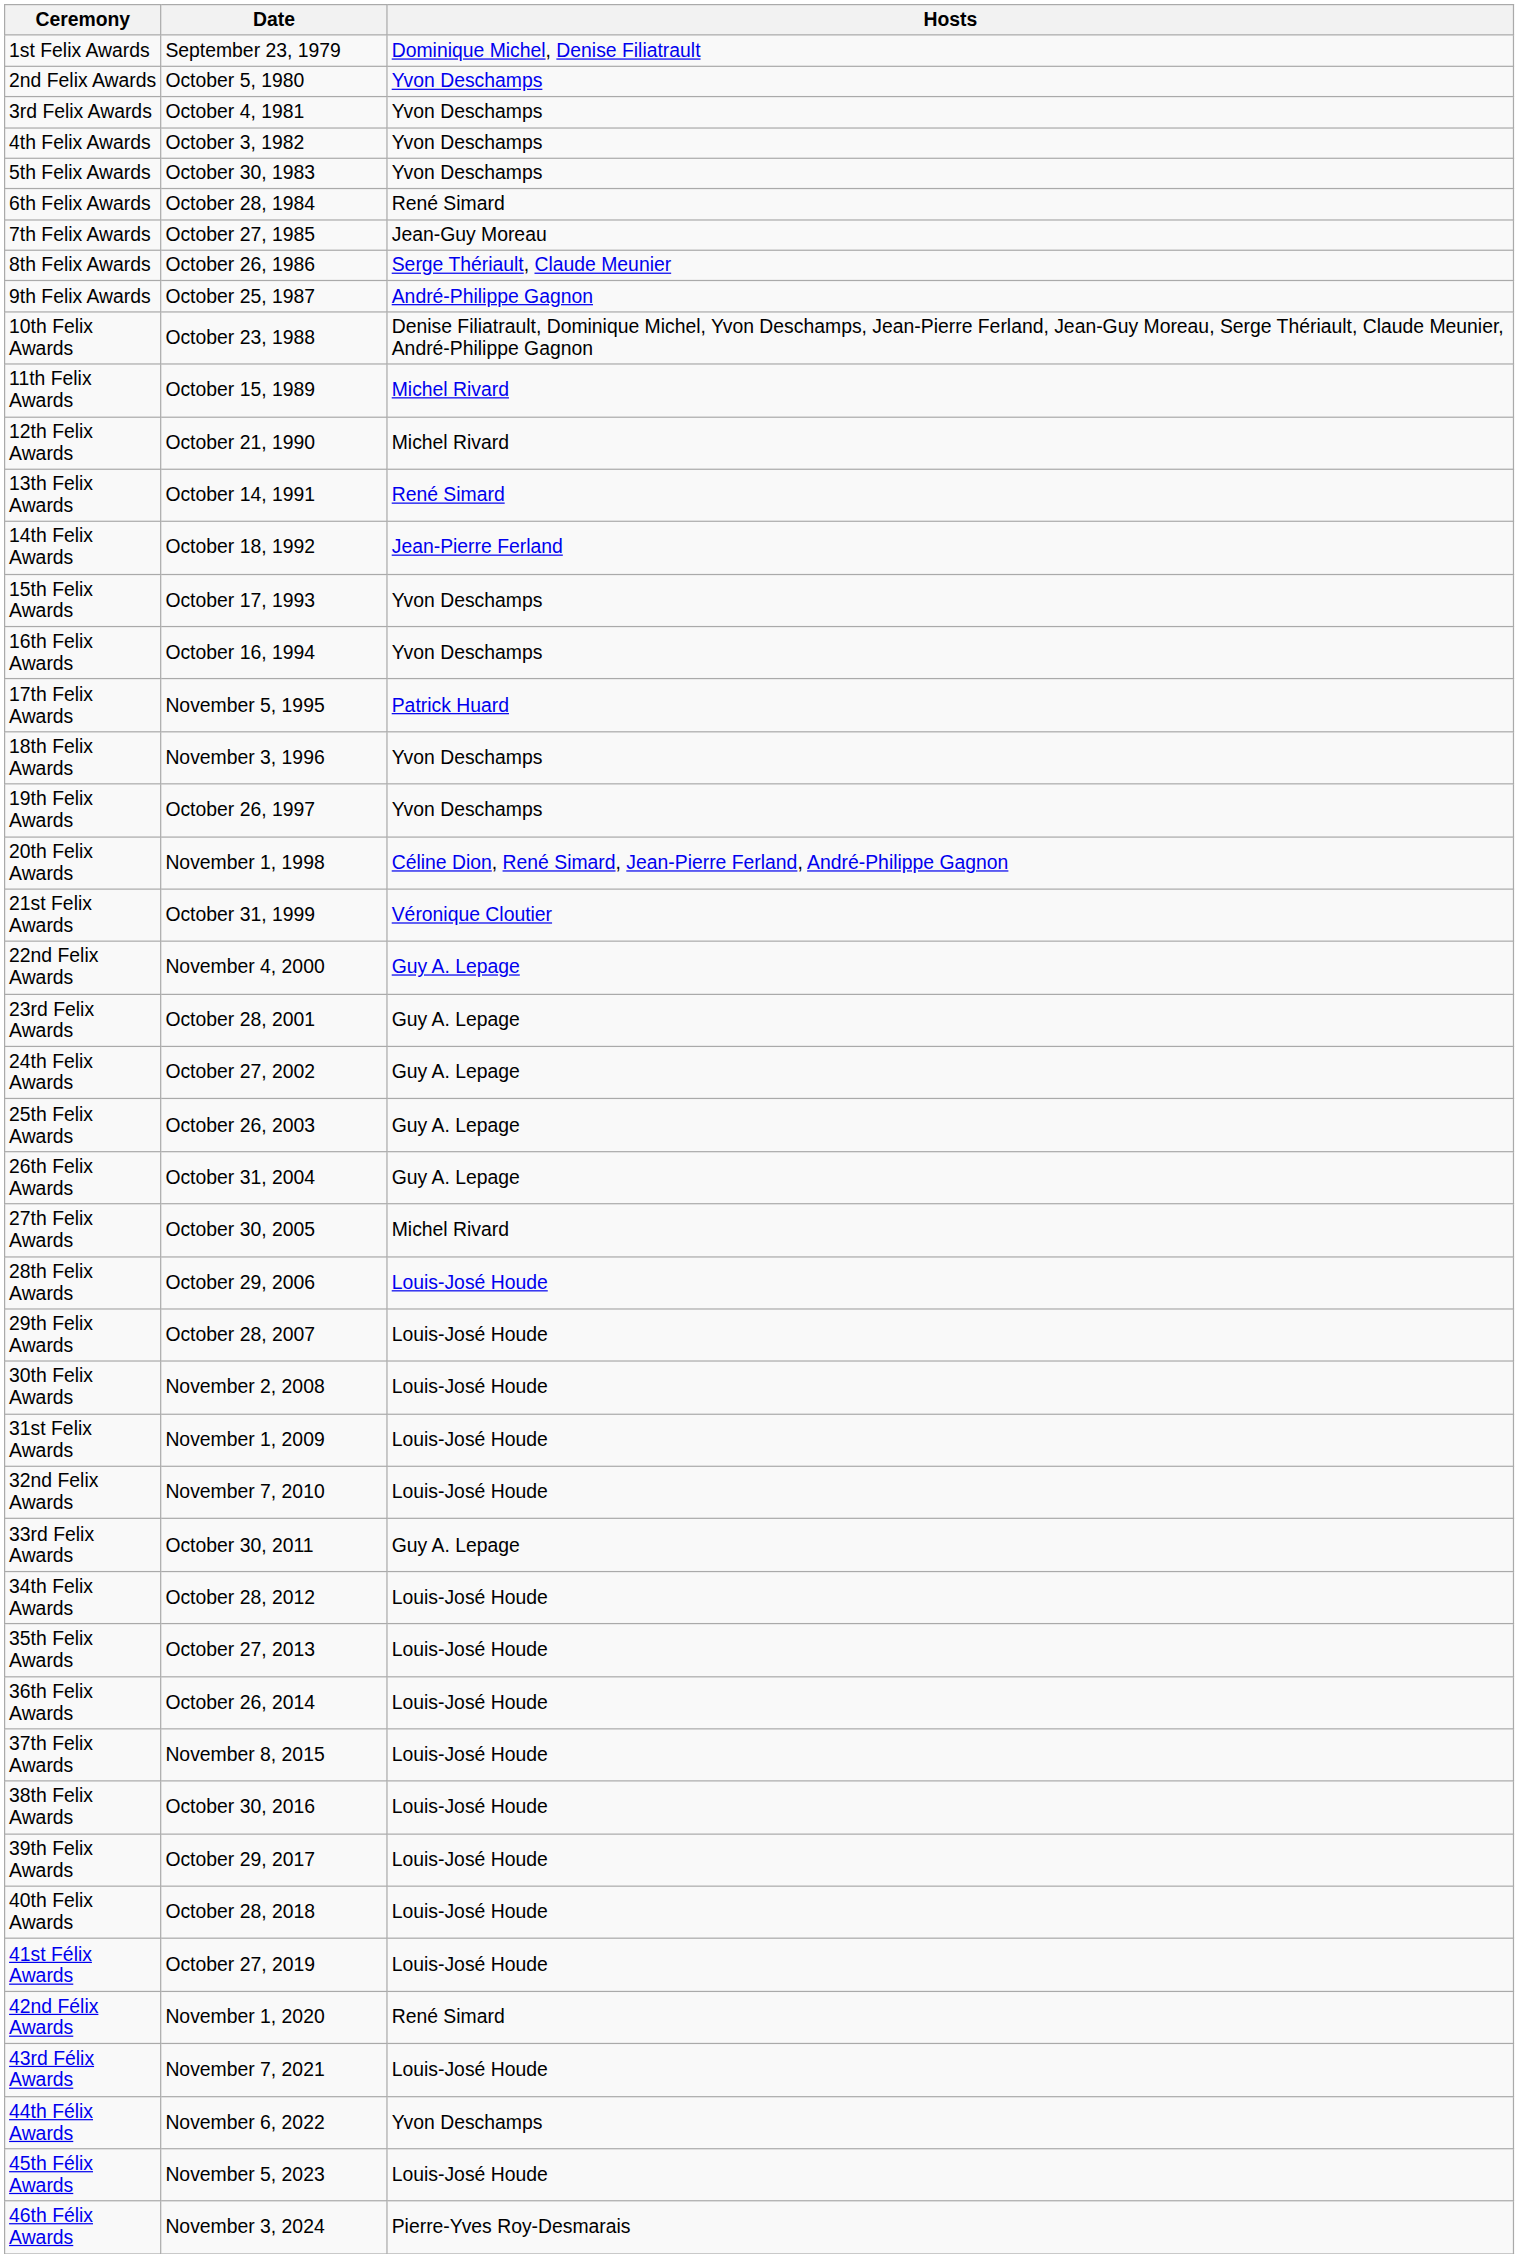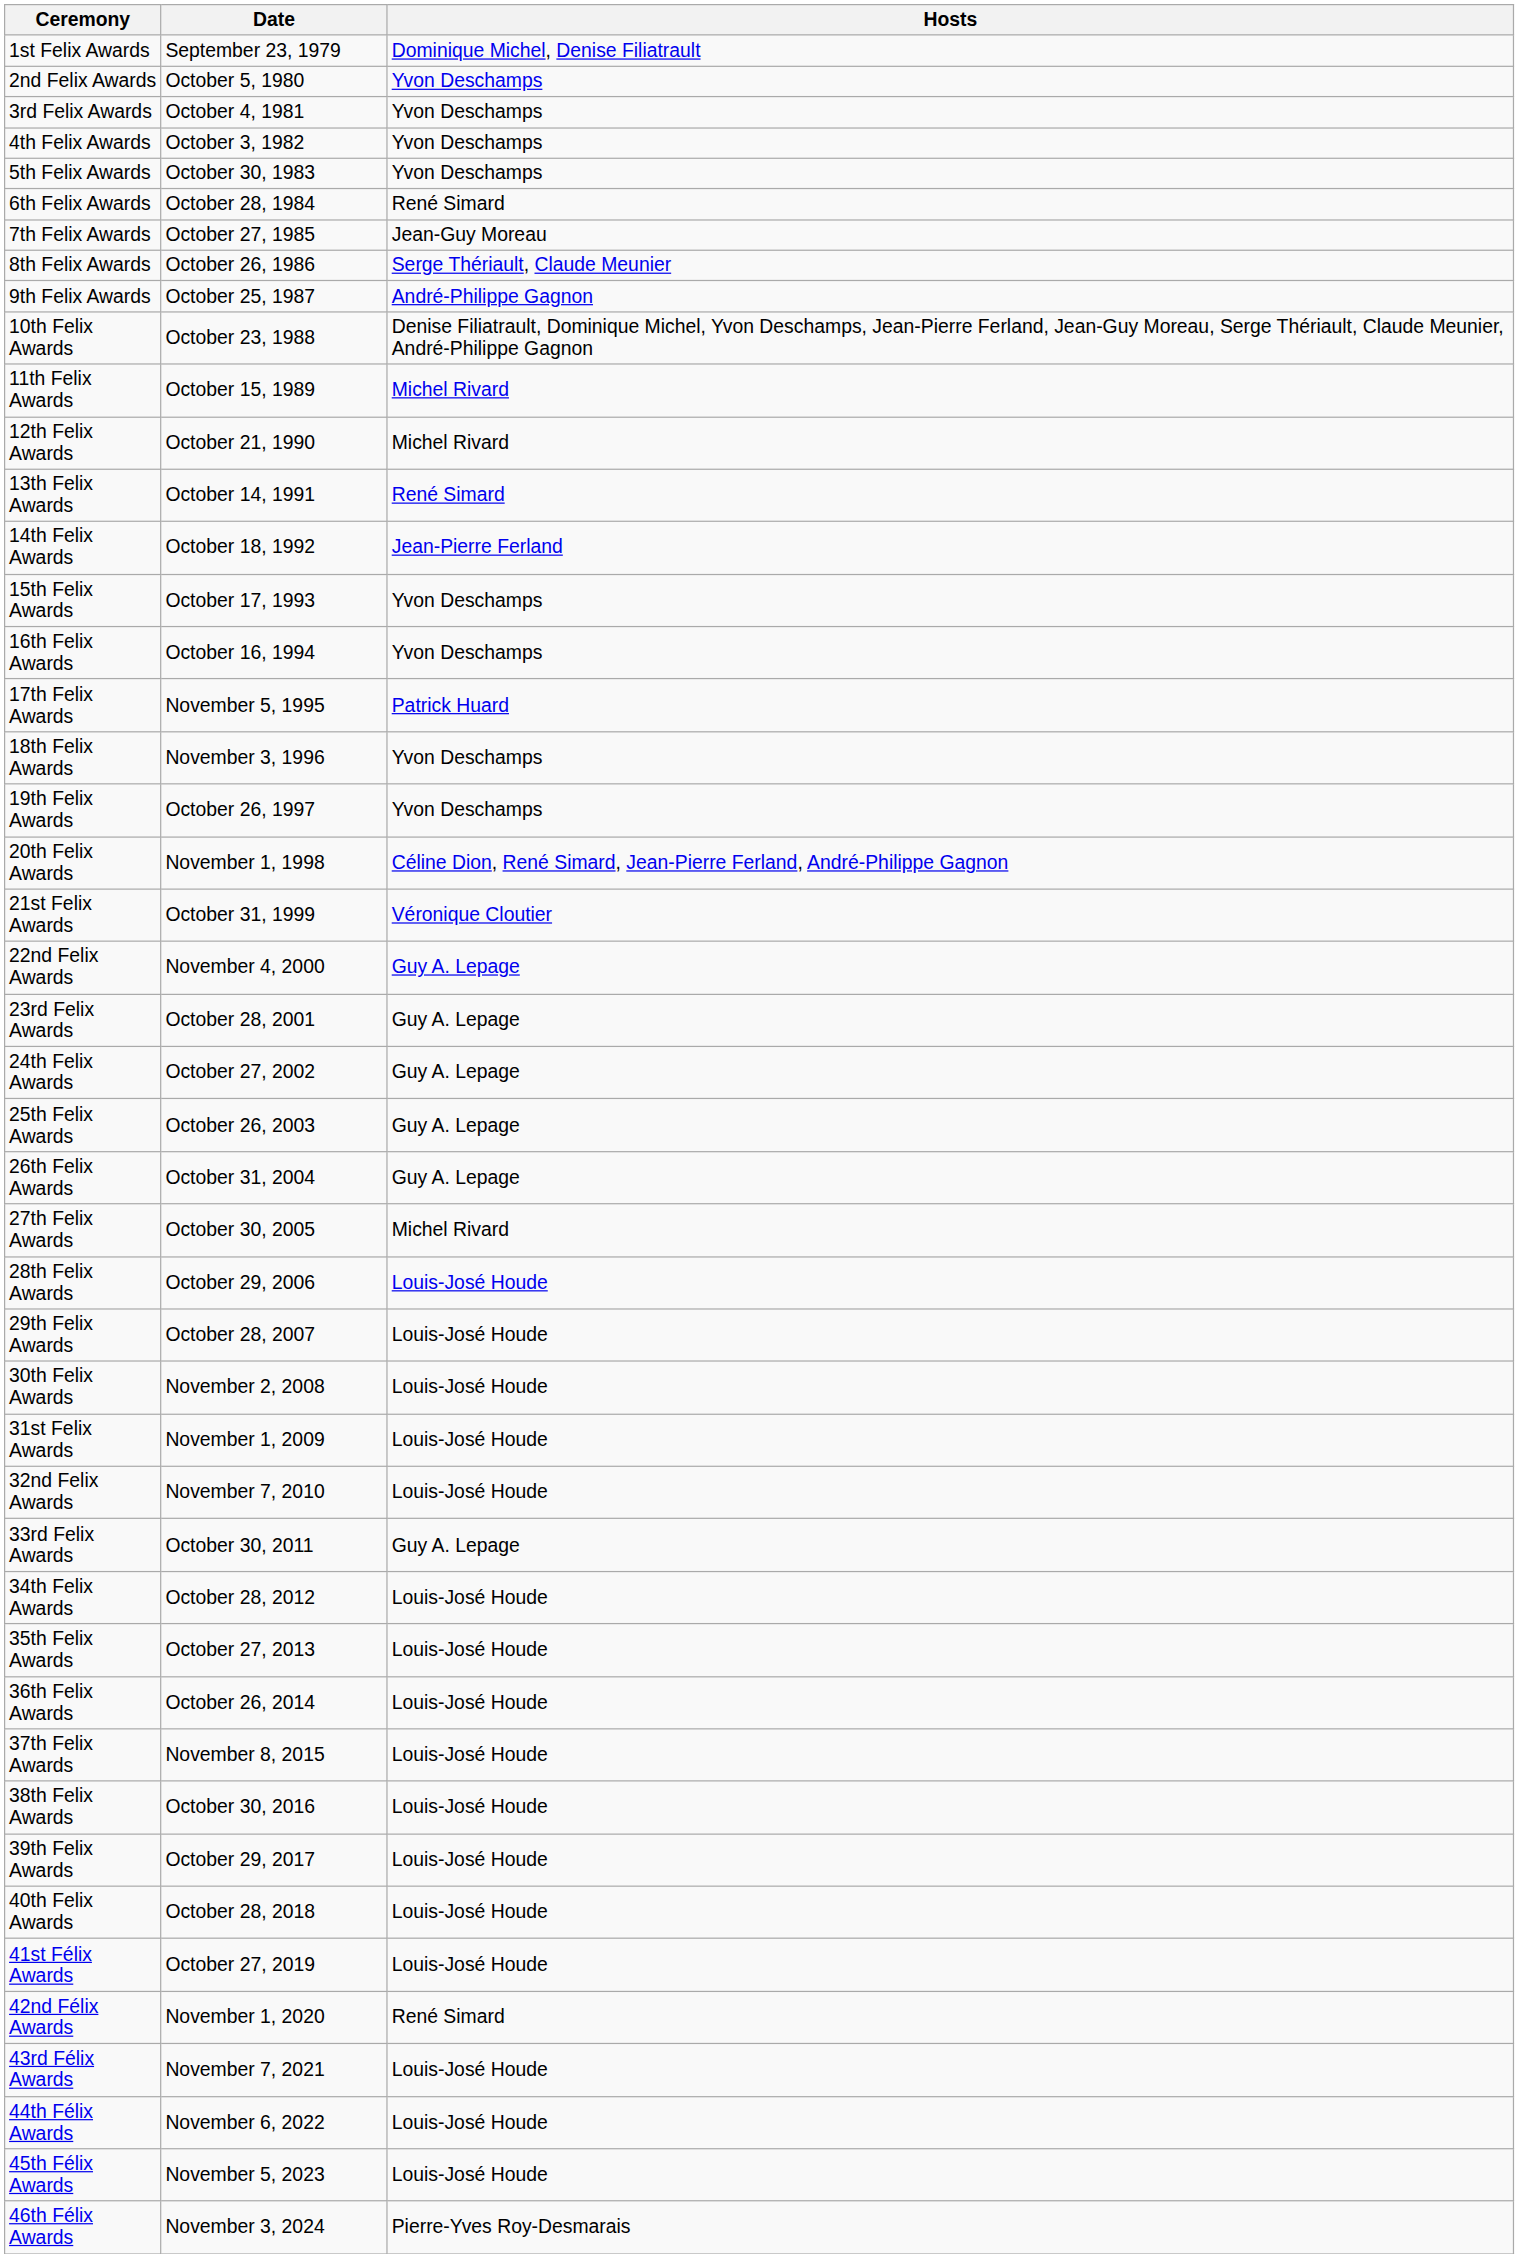(467, 2122) Yvon Deschamps -> (470, 2122) Louis-José Houde
